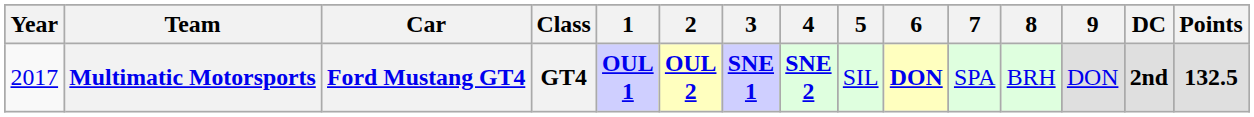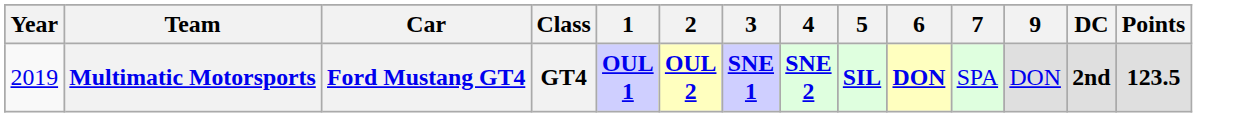- column: (1031, 23)
(34, 76) 2017 -> (34, 76) 2019
(861, 76) normal -> (862, 76) bold
(1211, 76) 132.5 -> (1154, 76) 123.5
